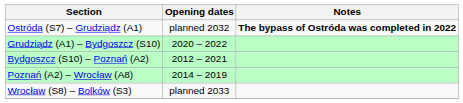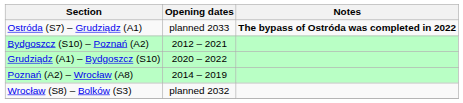(199, 28) planned 2032 -> (199, 28) planned 2033
rows swapped: (84, 43) <-> (78, 59)
(199, 91) planned 2033 -> (199, 91) planned 2032
